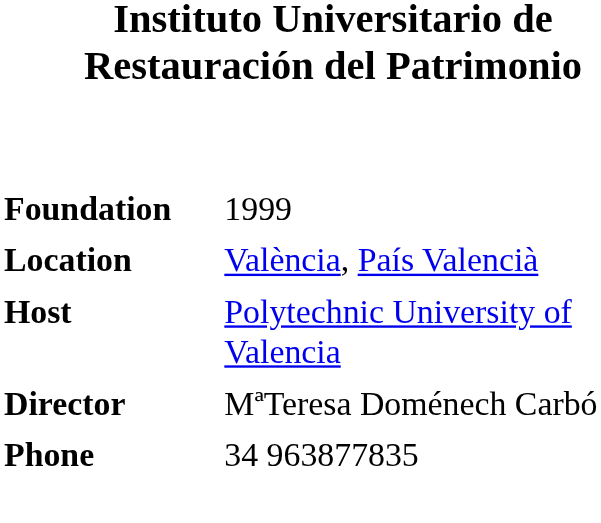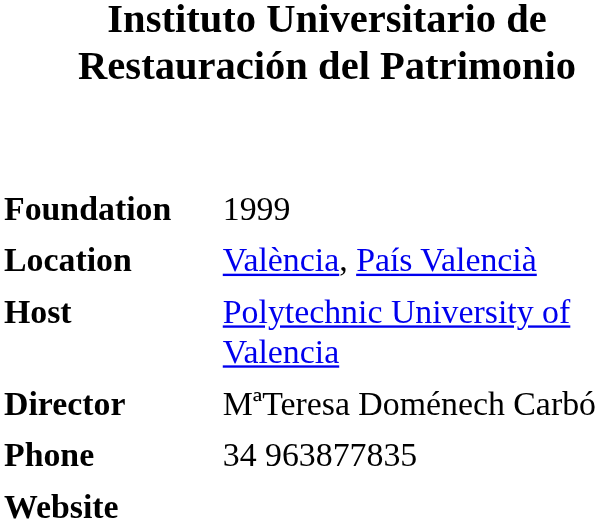+ row: (61, 506)
